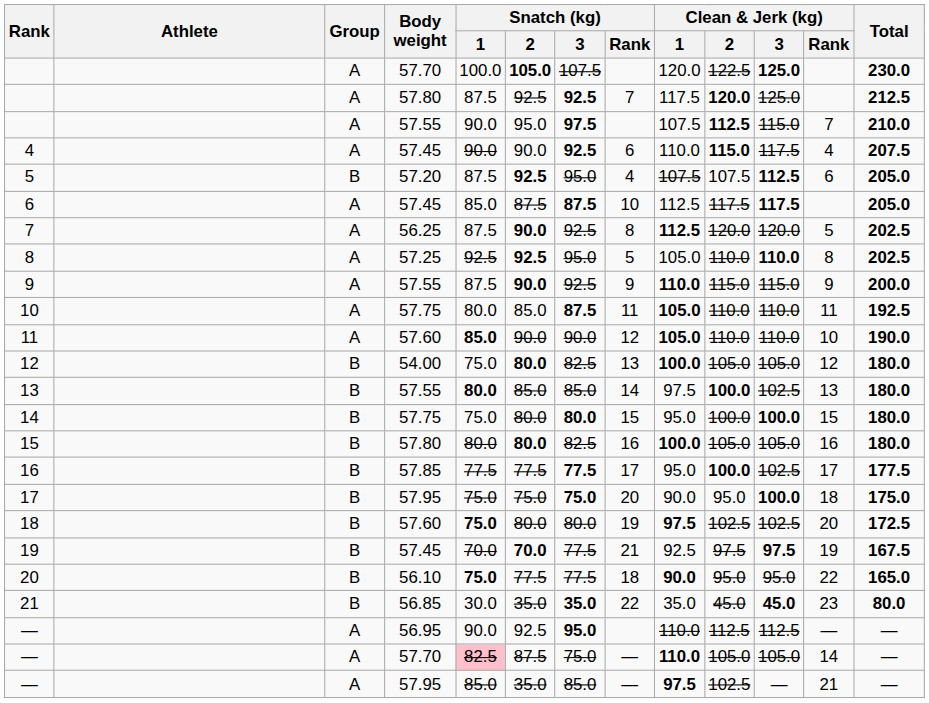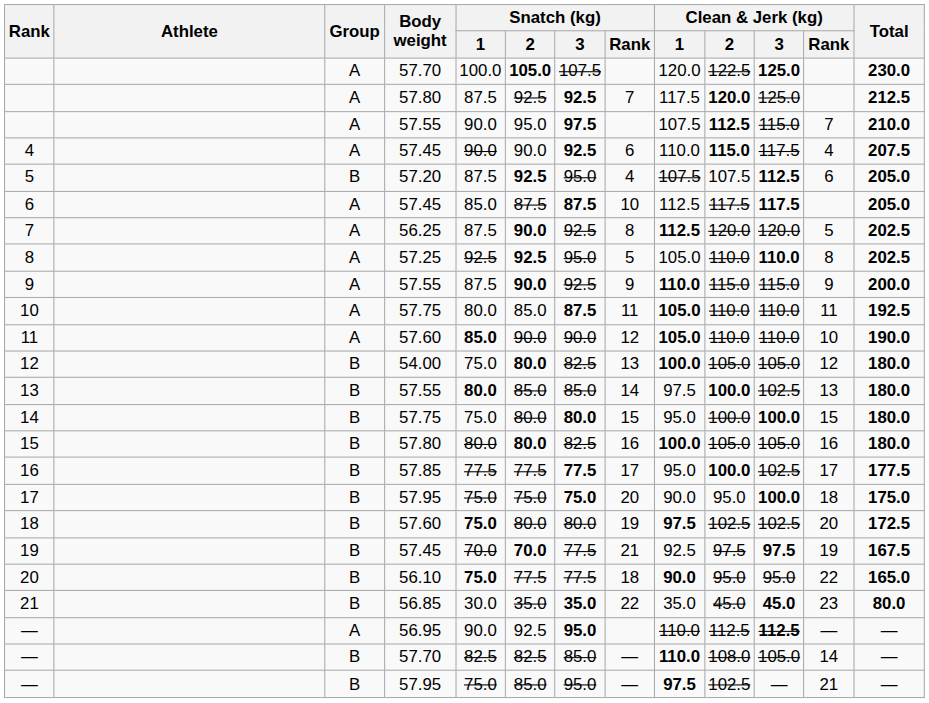(779, 630) normal -> (779, 630) bold
(355, 657) A -> (355, 657) B
(480, 657) pink background -> (480, 657) no background
(530, 657) 87.5 -> (530, 657) 82.5
(580, 657) 75.0 -> (580, 657) 85.0
(729, 657) 105.0 -> (729, 657) 108.0
(355, 683) A -> (355, 683) B
(480, 683) 85.0 -> (480, 683) 75.0
(530, 683) 35.0 -> (530, 683) 85.0
(580, 683) 85.0 -> (580, 683) 95.0
